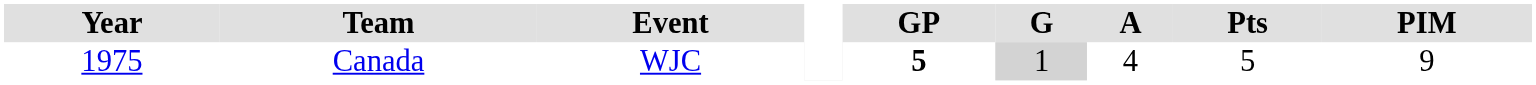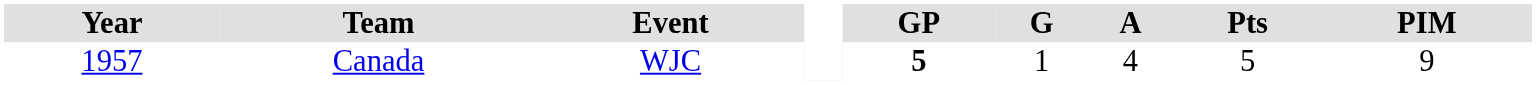(112, 60) 1975 -> (112, 60) 1957
(1042, 60) lightgrey background -> (1042, 60) no background
